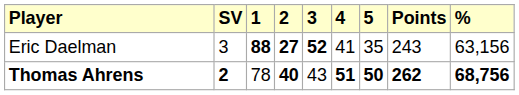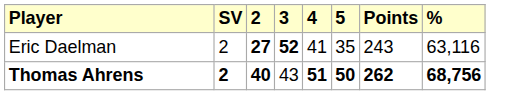- column: (256, 18)
(224, 47) 3 -> (224, 47) 2
(482, 47) 63,156 -> (453, 47) 63,116
